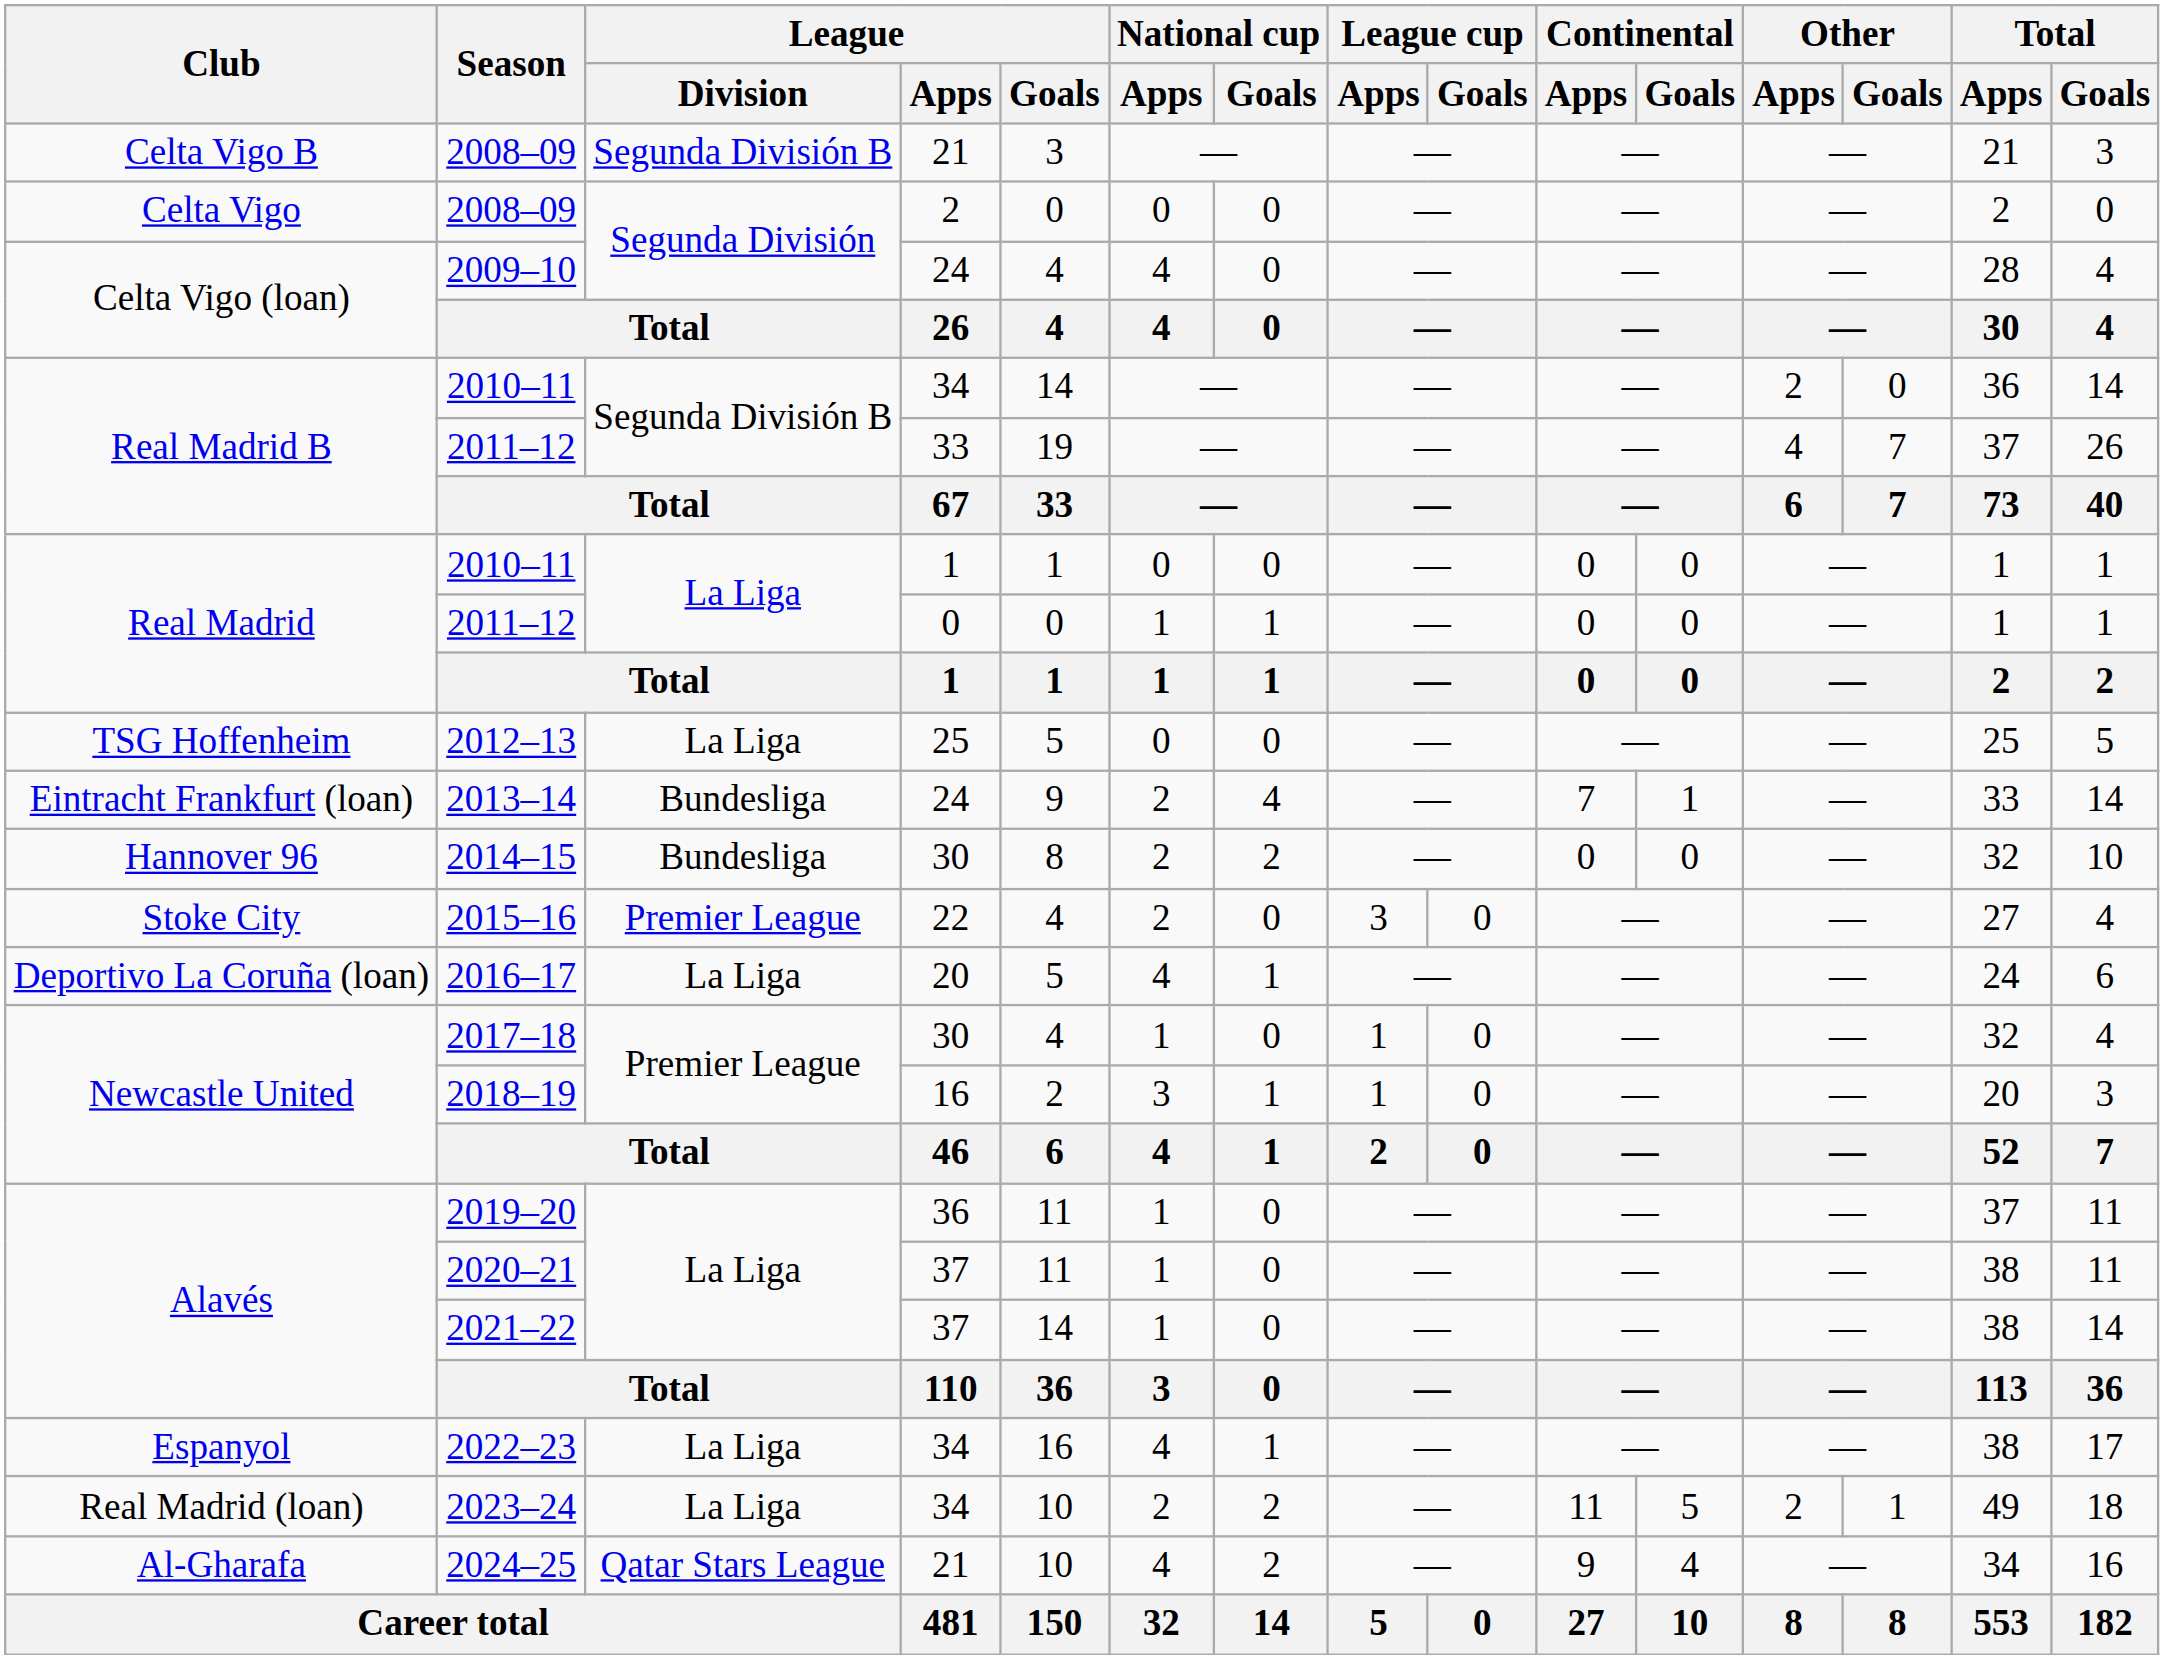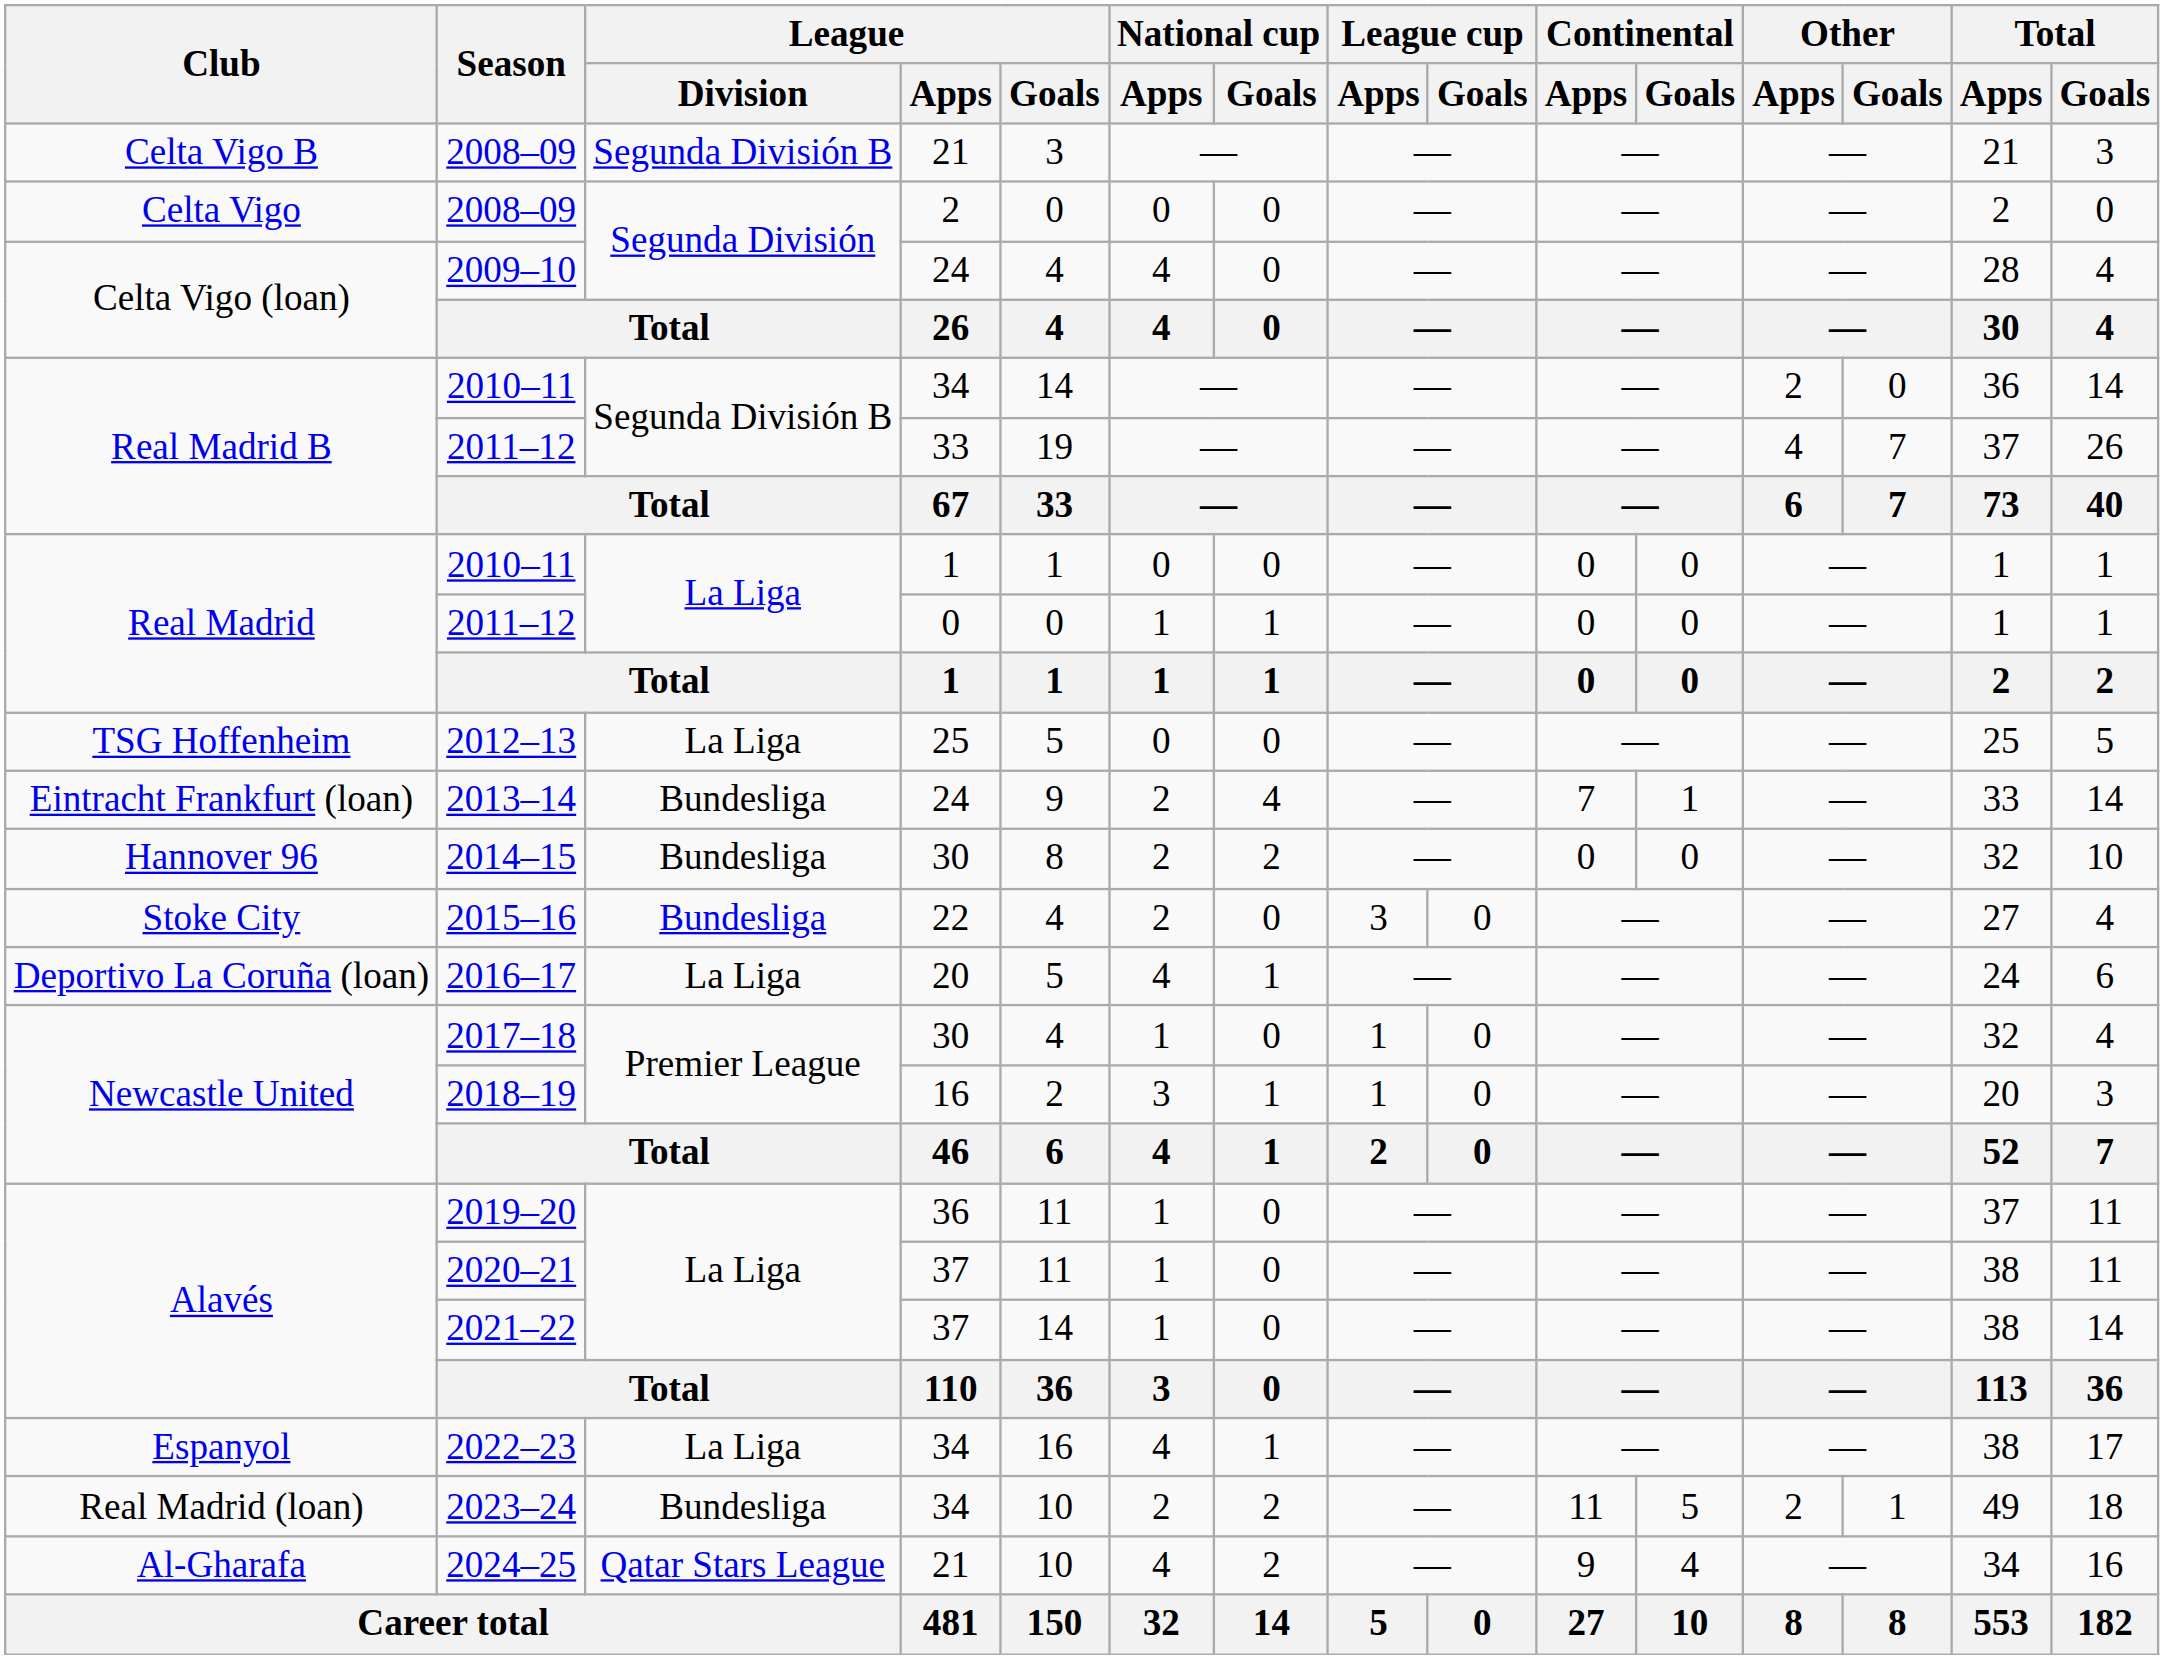(743, 916) Premier League -> (743, 916) Bundesliga
(743, 1505) La Liga -> (743, 1505) Bundesliga
